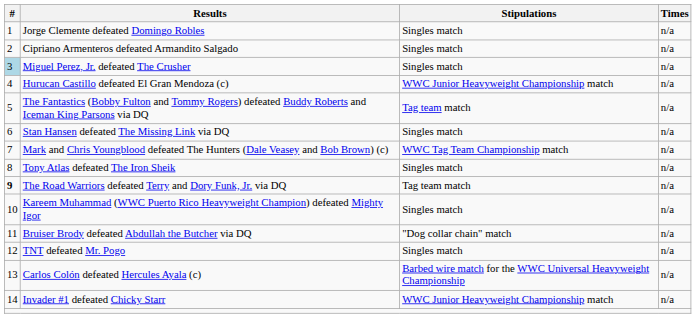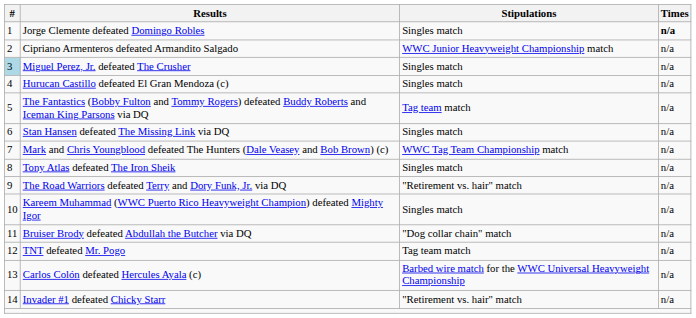(667, 30) normal -> (668, 30) bold
(432, 48) Singles match -> (508, 48) WWC Junior Heavyweight Championship match
(508, 83) WWC Junior Heavyweight Championship match -> (432, 83) Singles match
(10, 185) bold -> (10, 185) normal
(436, 185) Tag team match -> (462, 185) "Retirement vs. hair" match
(432, 250) Singles match -> (436, 250) Tag team match
(508, 299) WWC Junior Heavyweight Championship match -> (462, 299) "Retirement vs. hair" match
